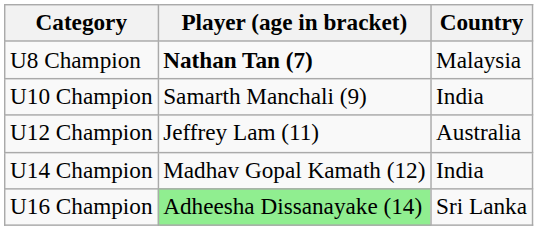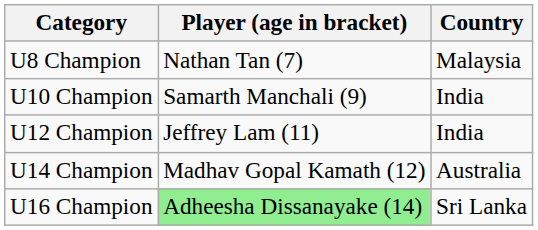(238, 59) bold -> (233, 59) normal
(479, 133) Australia -> (460, 133) India
(460, 170) India -> (479, 170) Australia
